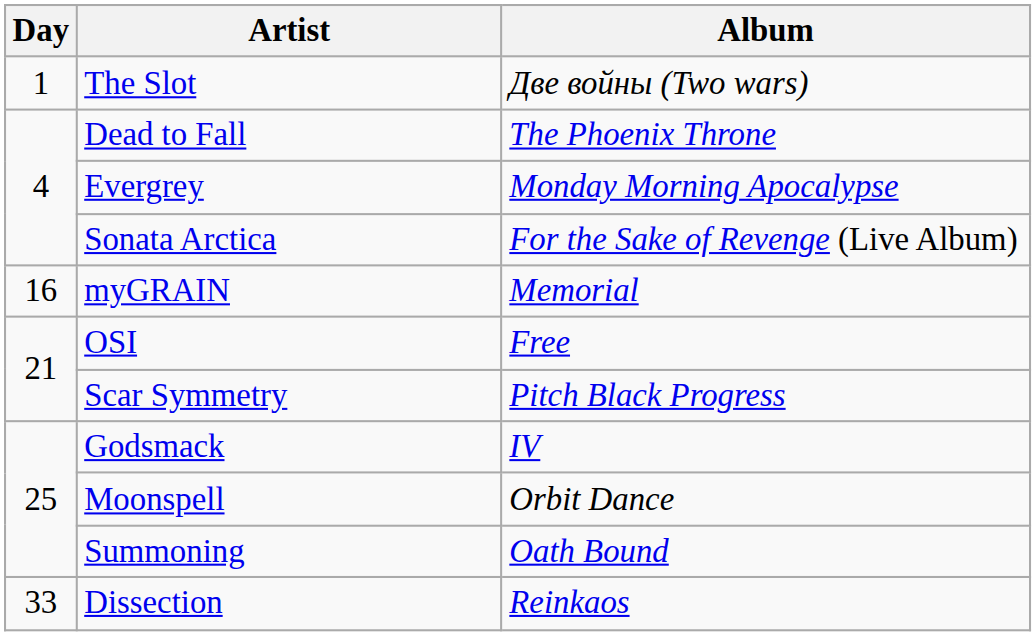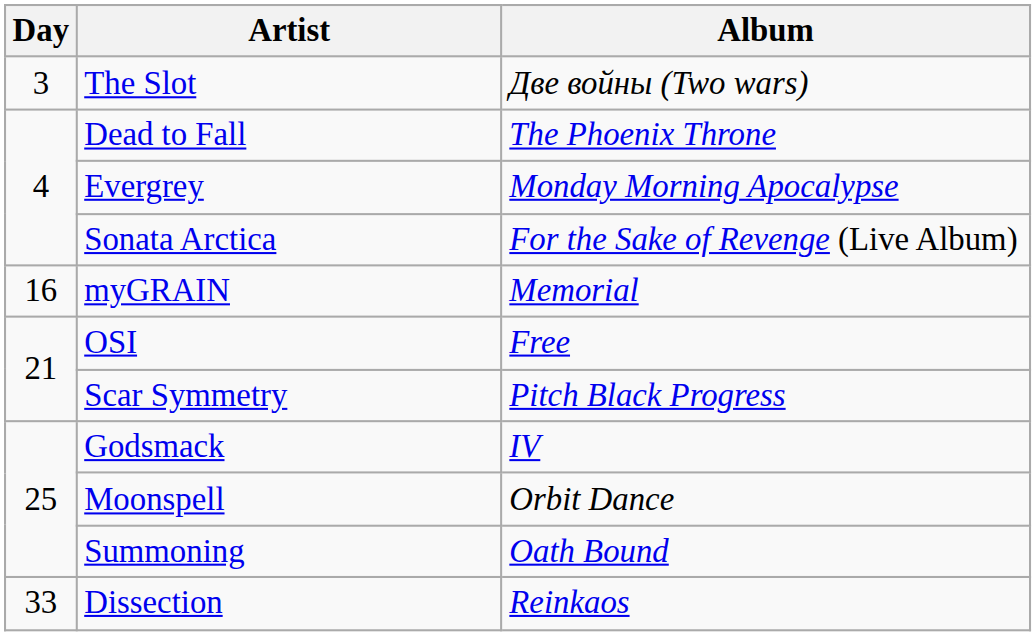(41, 82) 1 -> (41, 82) 3
